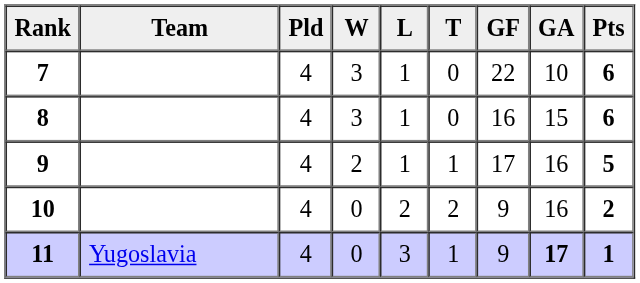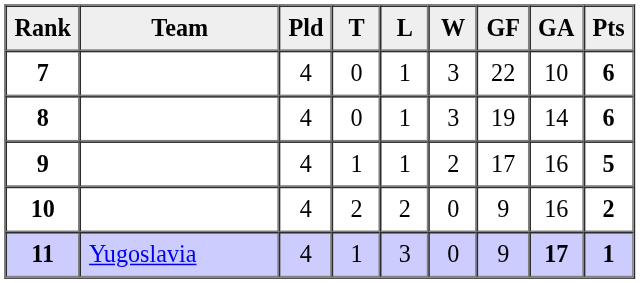columns swapped: (357, 27) <-> (453, 27)
(503, 118) 16 -> (503, 118) 19
(556, 118) 15 -> (556, 118) 14
